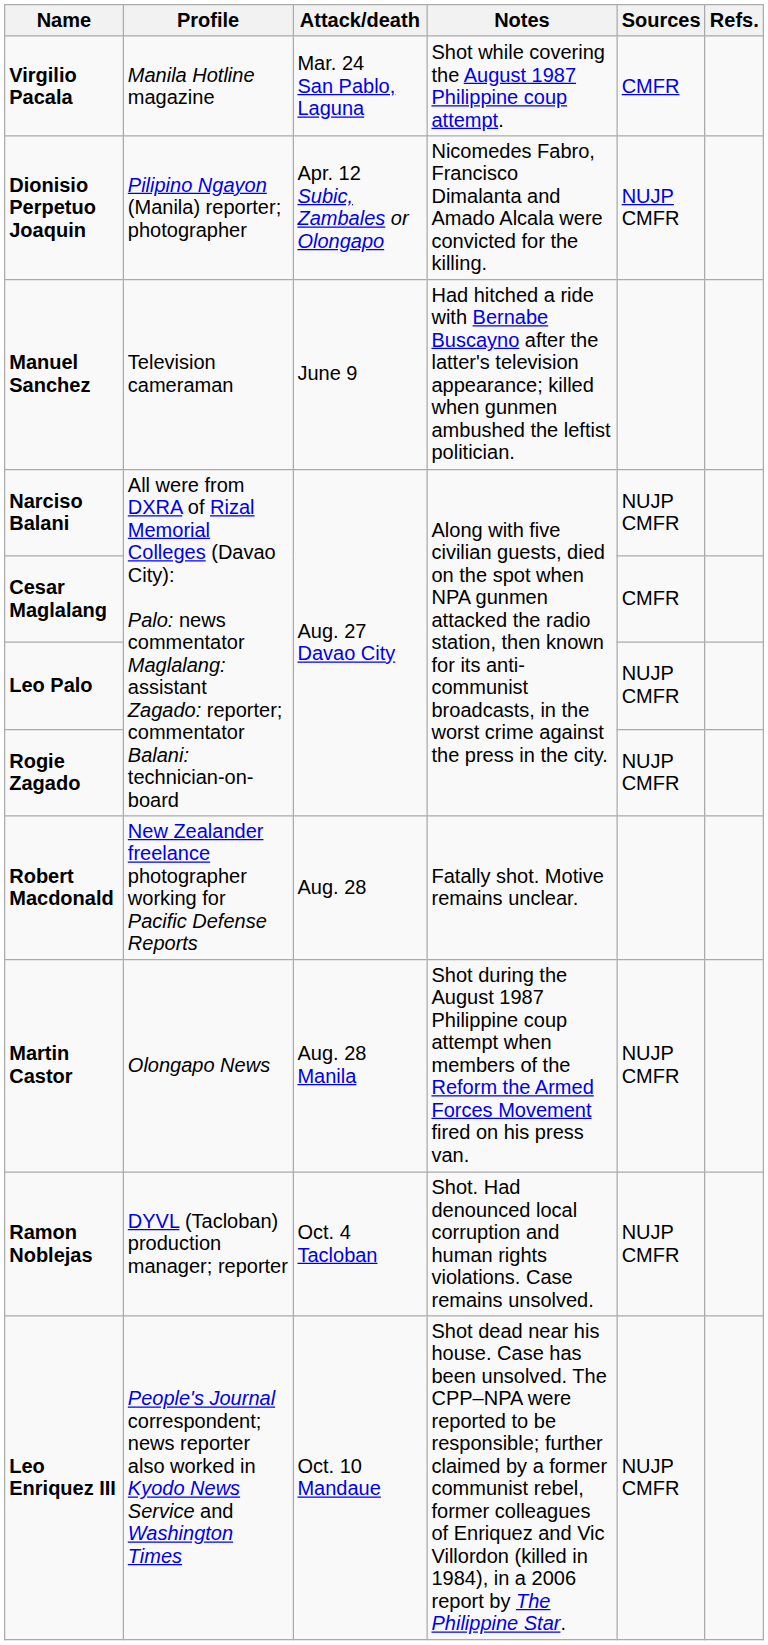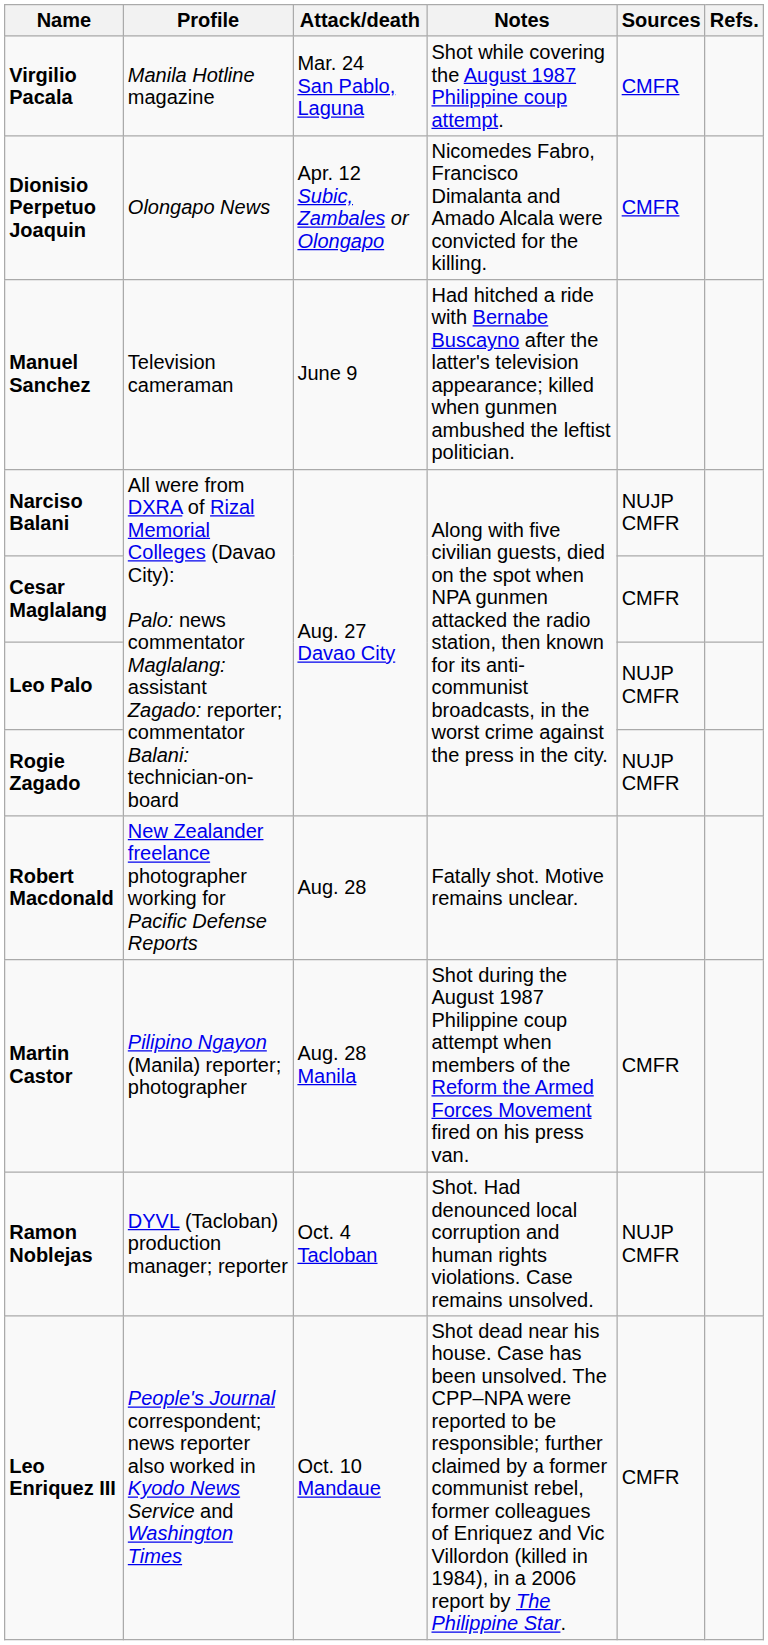(205, 207) Pilipino Ngayon (Manila) reporter; photographer -> (199, 207) Olongapo News
(651, 207) NUJP CMFR -> (651, 207) CMFR
(199, 1065) Olongapo News -> (205, 1065) Pilipino Ngayon (Manila) reporter; photographer
(651, 1065) NUJP CMFR -> (651, 1065) CMFR
(651, 1477) NUJP CMFR -> (651, 1477) CMFR
